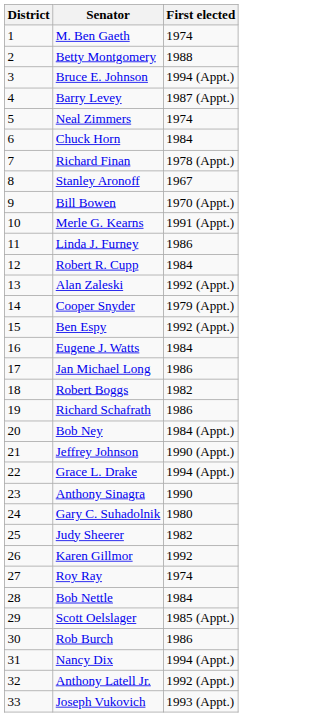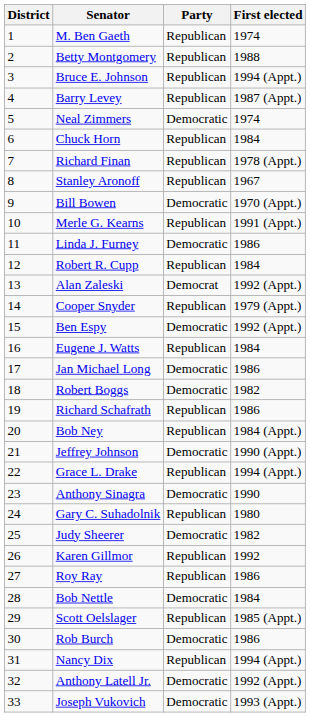+ column: (197, 14)
(179, 576) 1974 -> (247, 576) 1986
